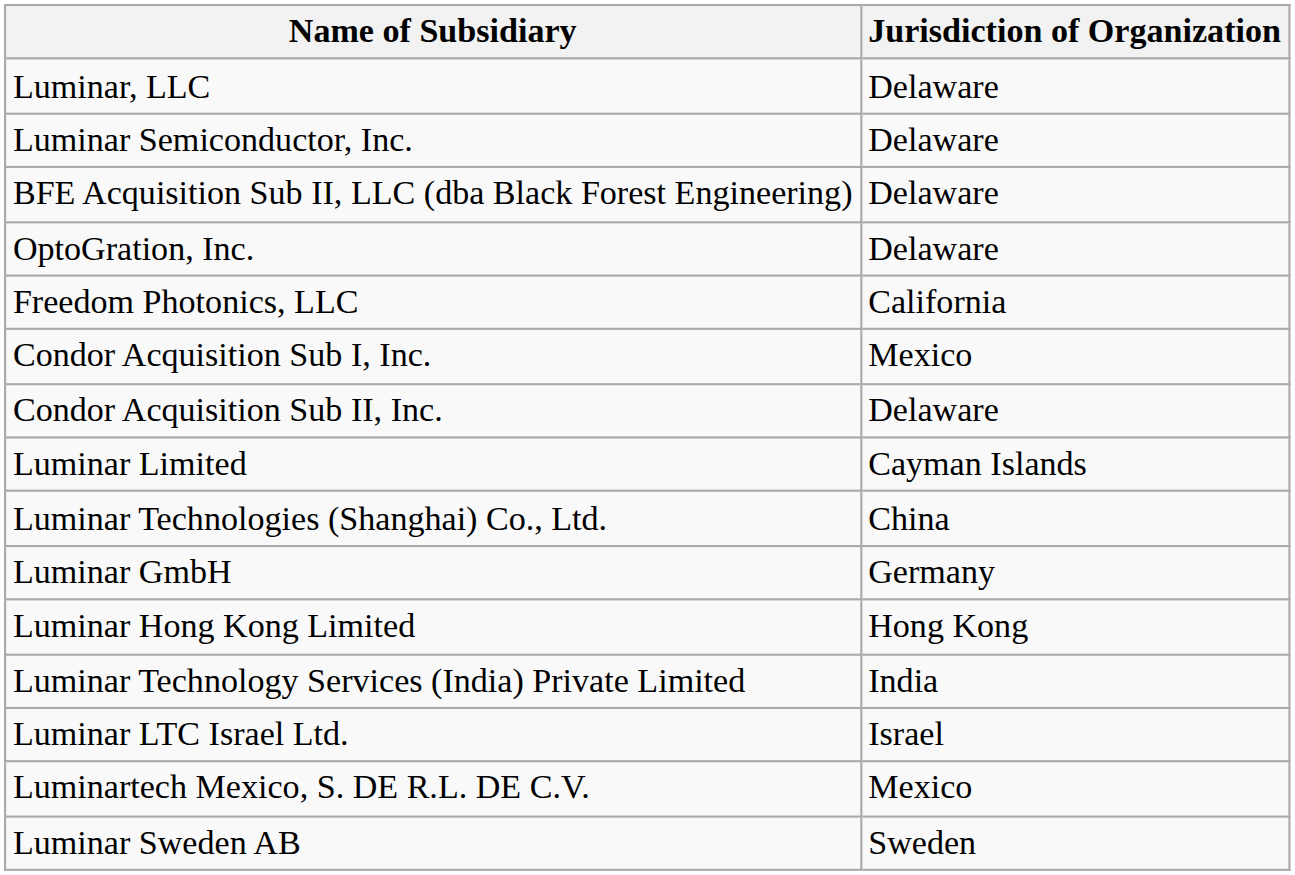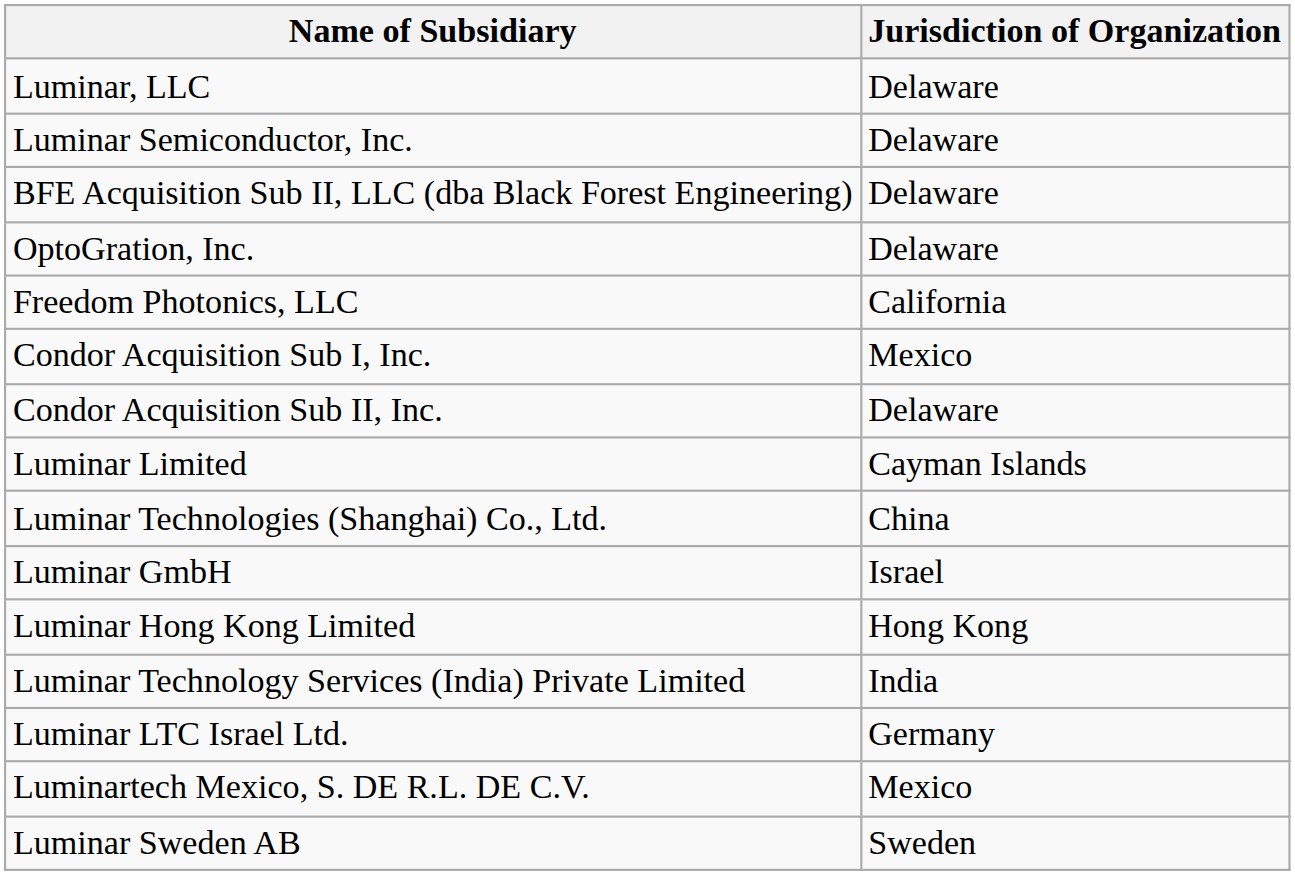(932, 572) Germany -> (906, 572) Israel
(906, 734) Israel -> (932, 734) Germany
